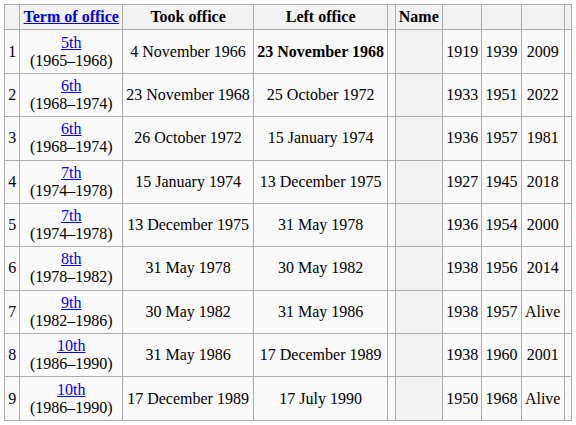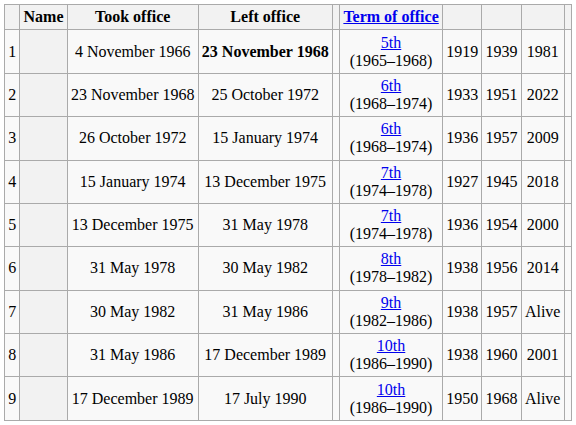columns swapped: (419, 17) <-> (71, 17)
(543, 51) 2009 -> (543, 51) 1981
(543, 138) 1981 -> (543, 138) 2009
